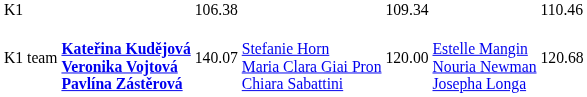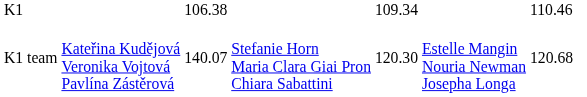(126, 66) bold -> (121, 66) normal
(407, 57) 120.00 -> (396, 57) 120.30
